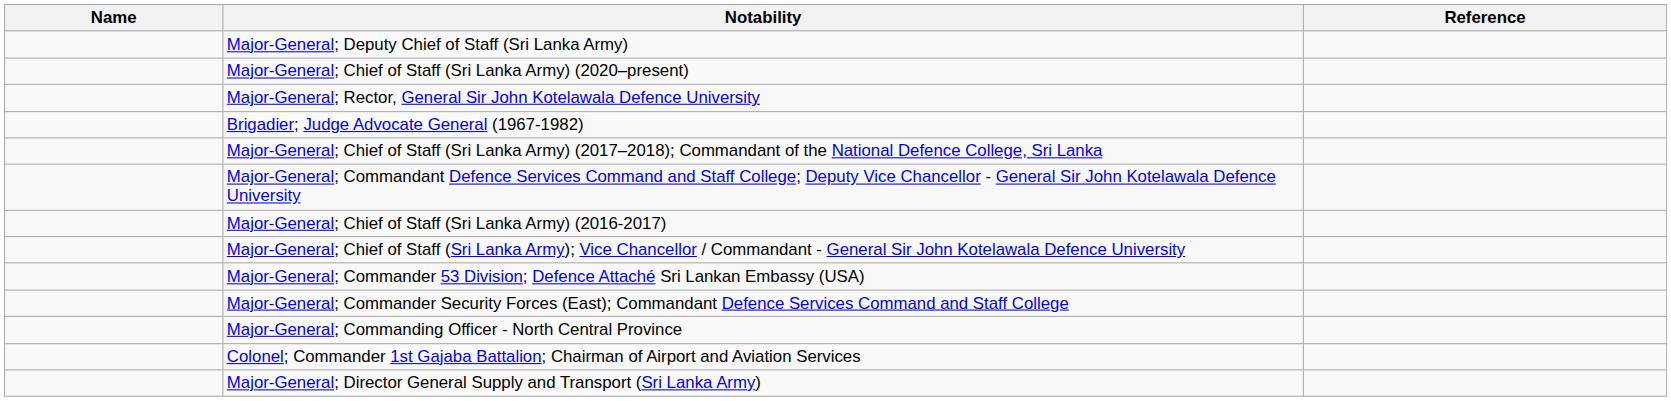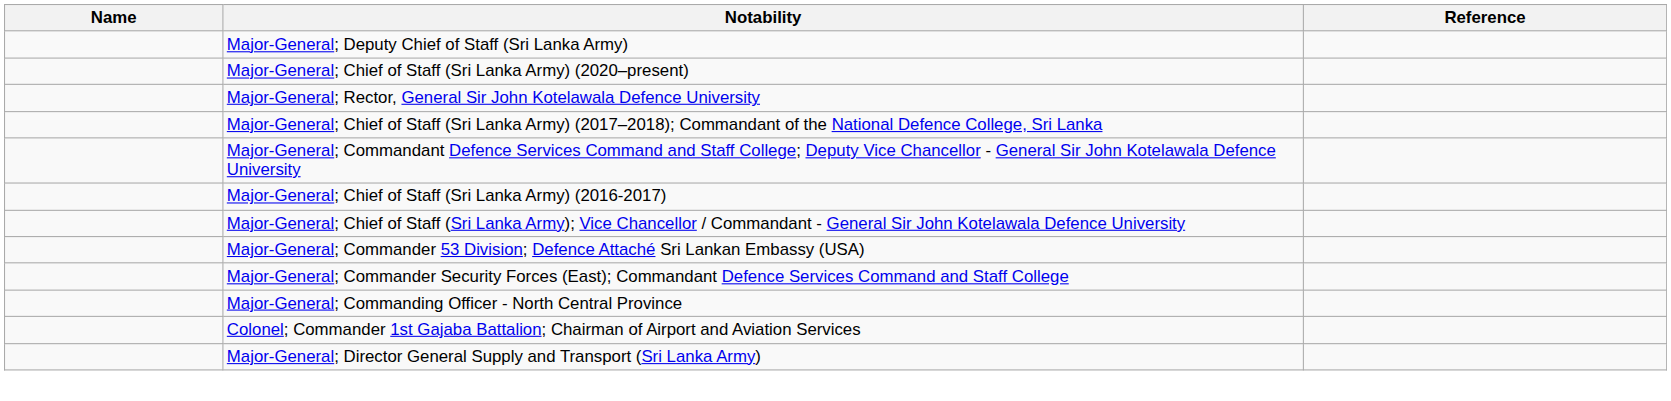- row: (405, 124)
